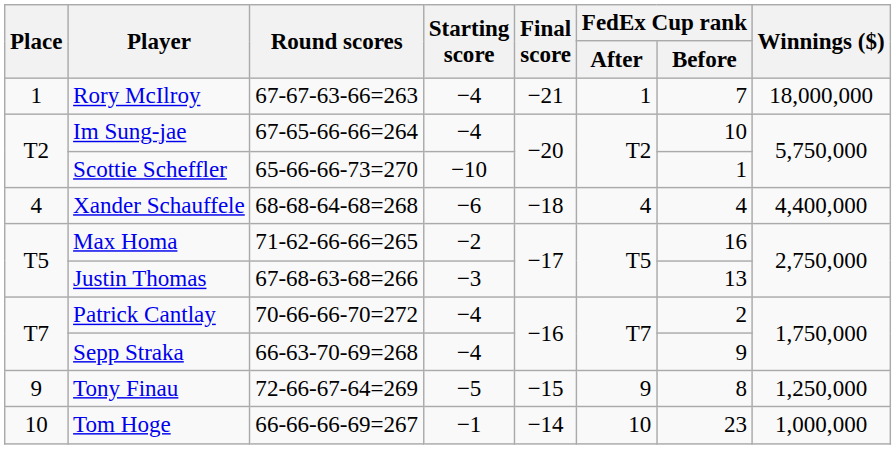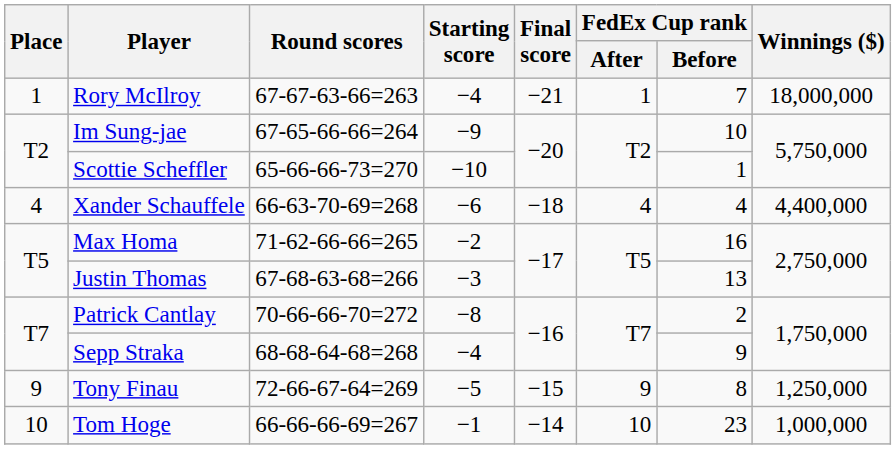(469, 132) −4 -> (469, 132) −9
(337, 205) 68-68-64-68=268 -> (337, 205) 66-63-70-69=268
(469, 315) −4 -> (469, 315) −8
(337, 351) 66-63-70-69=268 -> (337, 351) 68-68-64-68=268
